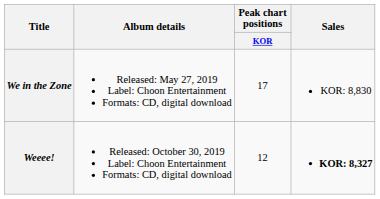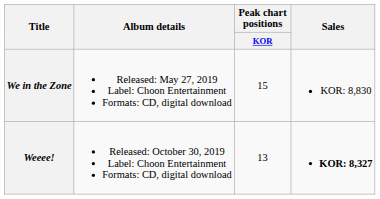(263, 85) 17 -> (263, 85) 15
(263, 157) 12 -> (263, 157) 13
